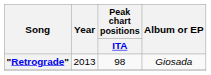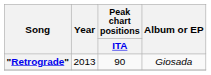(120, 62) 98 -> (120, 62) 90
